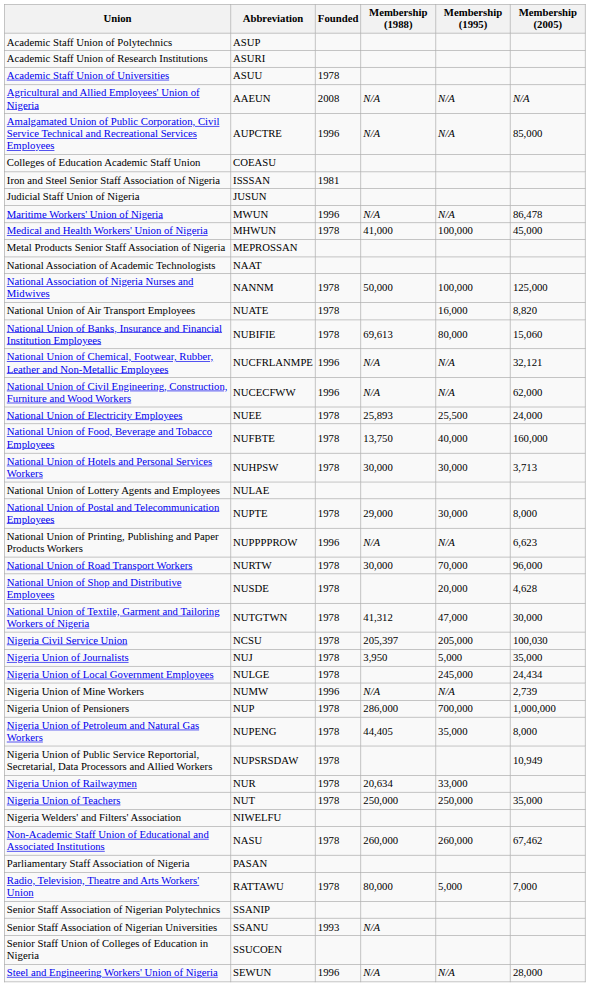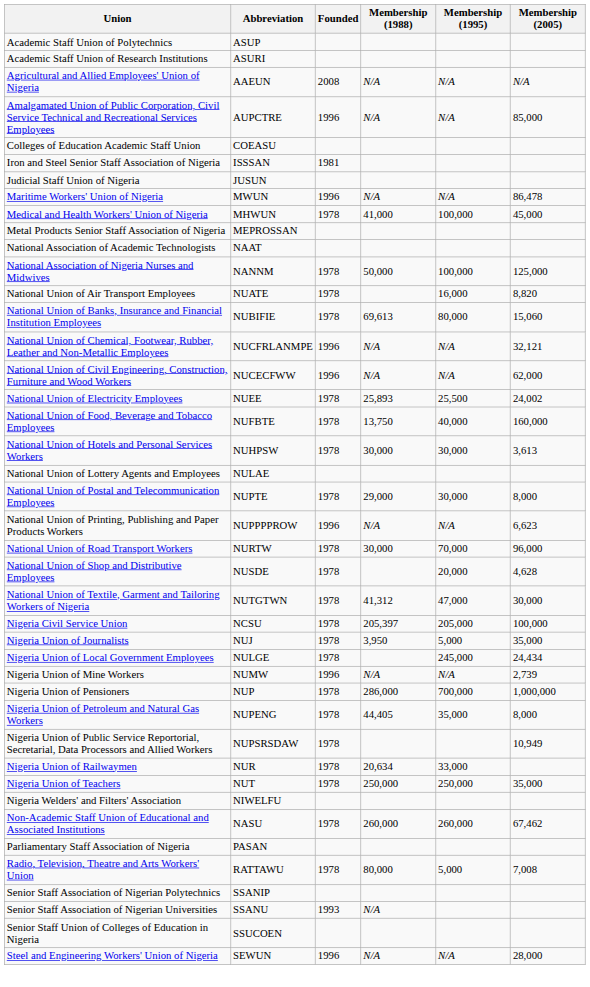- row: (88, 76)
(528, 415) 24,000 -> (528, 398) 24,002
(525, 467) 3,713 -> (525, 450) 3,613
(530, 640) 100,030 -> (530, 623) 100,000
(525, 887) 7,000 -> (525, 870) 7,008
